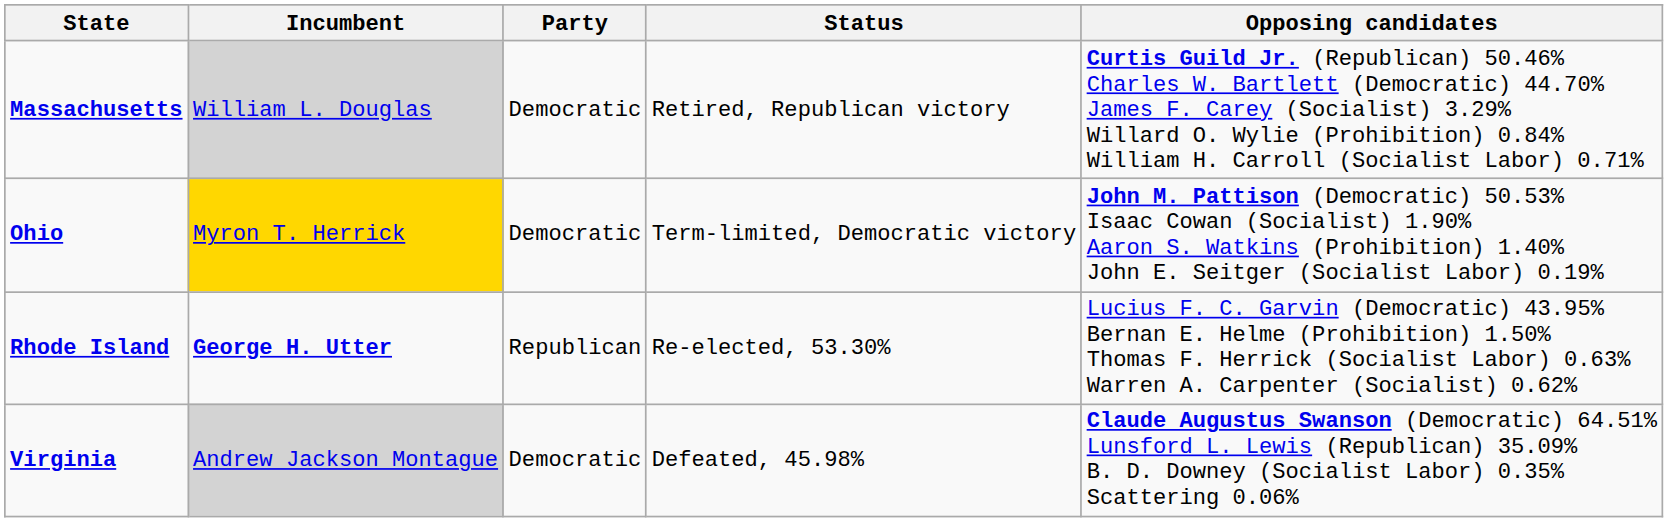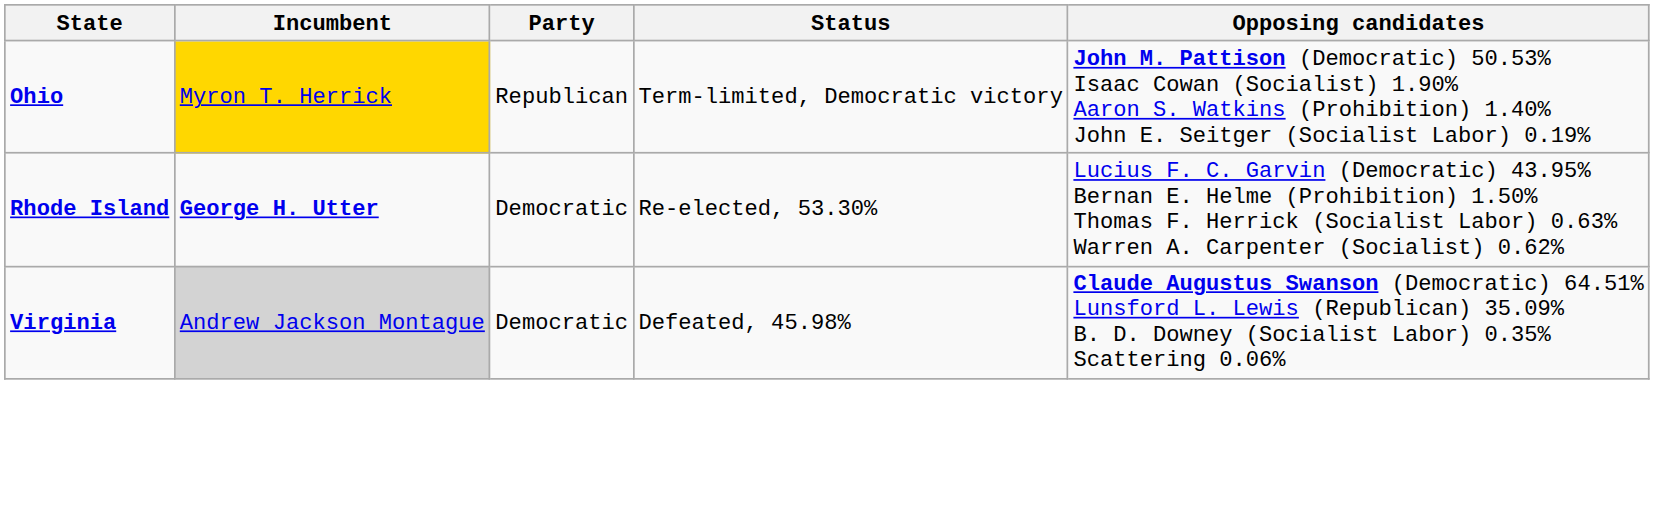- row: (96, 110)
(575, 235) Democratic -> (562, 97) Republican
(575, 348) Republican -> (562, 210) Democratic
